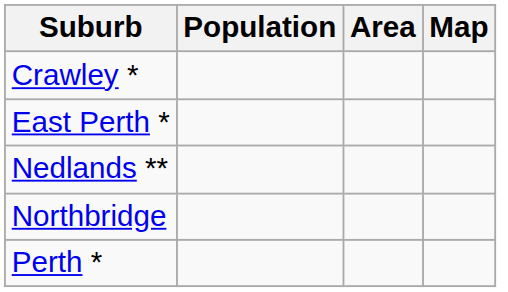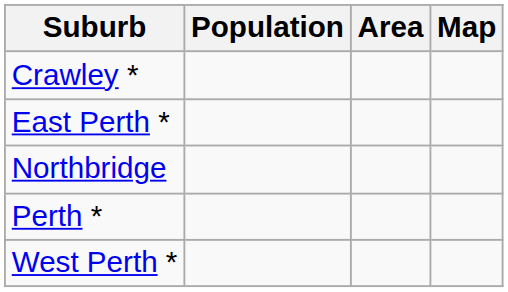- row: (90, 168)
+ row: (95, 262)
